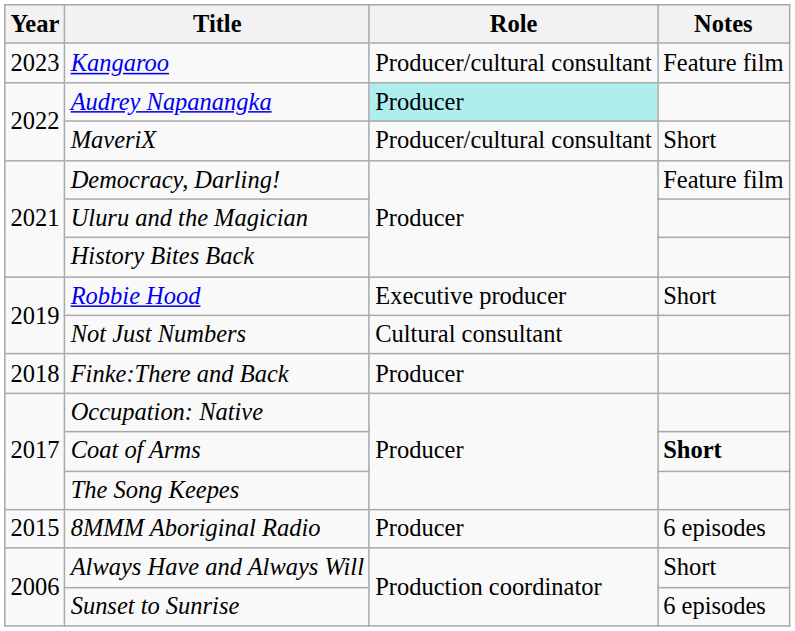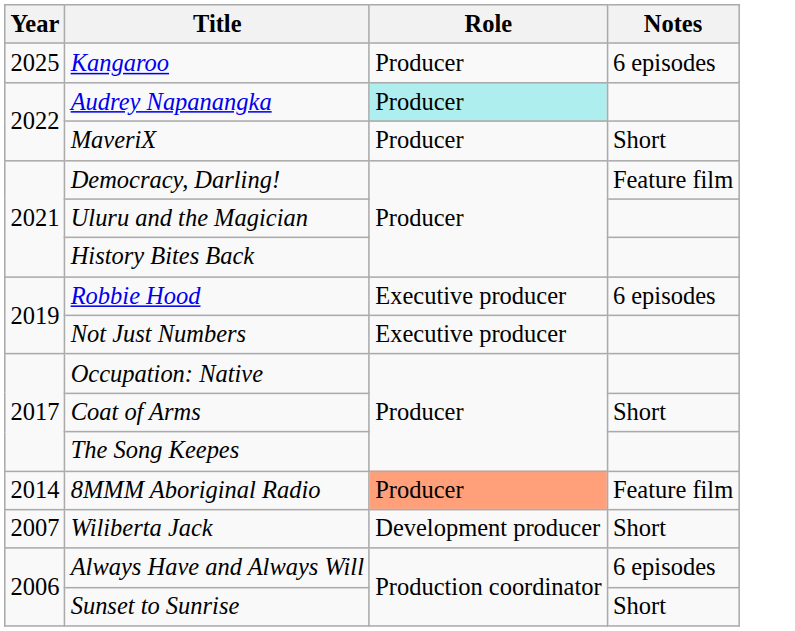(35, 62) 2023 -> (35, 62) 2025
(514, 62) Producer/cultural consultant -> (419, 62) Producer
(723, 62) Feature film -> (664, 62) 6 episodes
(514, 140) Producer/cultural consultant -> (419, 140) Producer
(690, 295) Short -> (664, 295) 6 episodes
(469, 334) Cultural consultant -> (471, 334) Executive producer
- row: (180, 373)
(692, 450) bold -> (639, 412) normal
(35, 528) 2015 -> (35, 489) 2014
(419, 528) no background -> (419, 489) lightsalmon background
(715, 528) 6 episodes -> (673, 489) Feature film
+ row: (142, 528)
(690, 567) Short -> (664, 567) 6 episodes
(715, 606) 6 episodes -> (639, 606) Short
